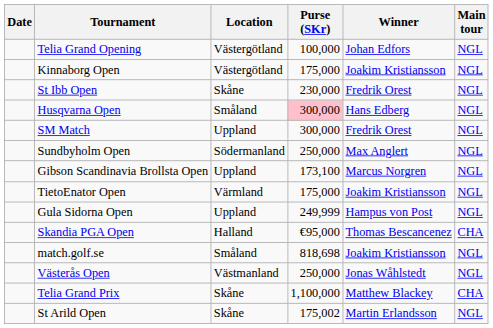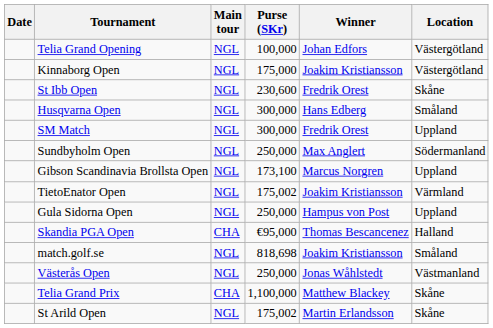columns swapped: (249, 22) <-> (471, 22)
(320, 90) 230,000 -> (277, 90) 230,600
(320, 110) pink background -> (277, 110) no background
(320, 191) 175,000 -> (277, 191) 175,002
(320, 212) 249,999 -> (277, 212) 250,000
